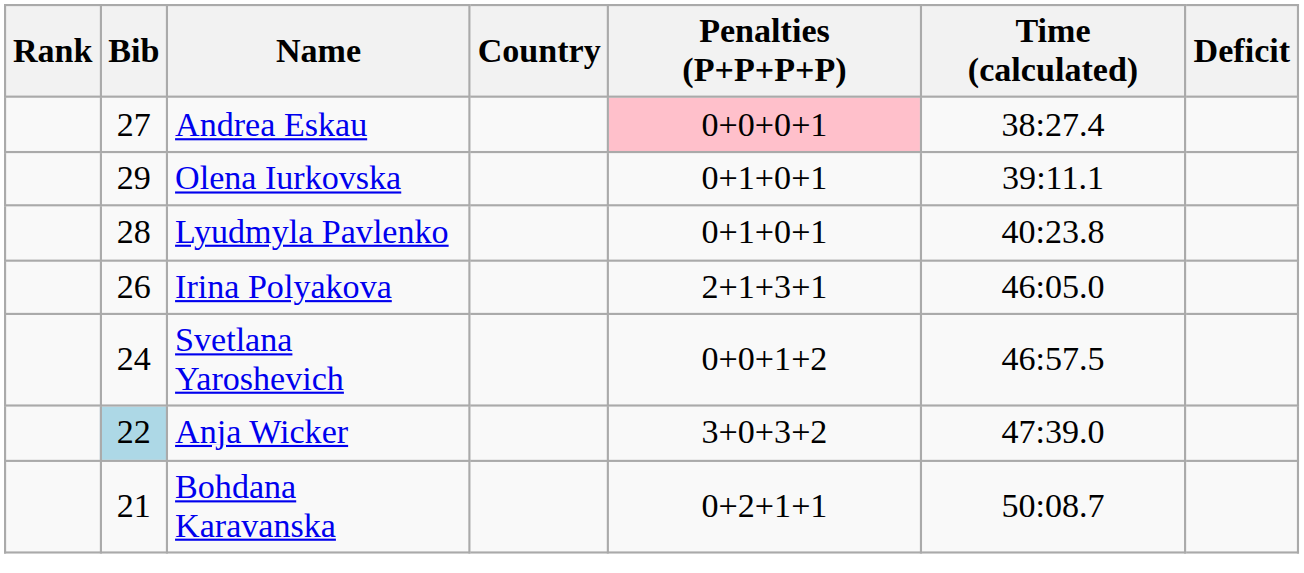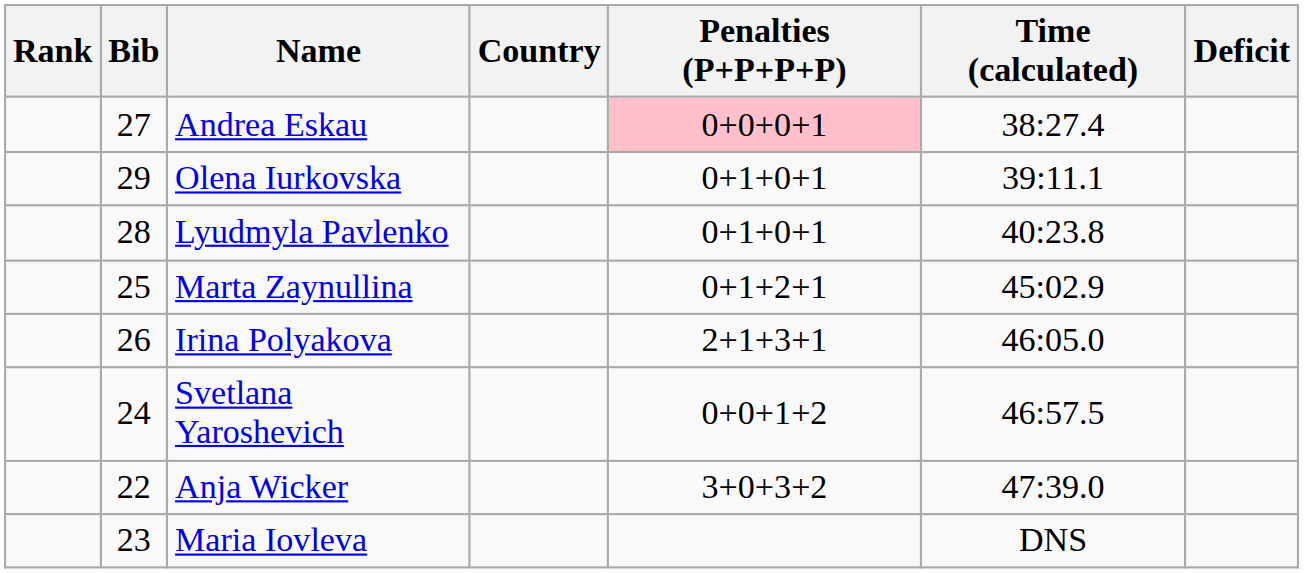+ row: (294, 286)
(134, 432) lightblue background -> (134, 486) no background
- row: (255, 505)
+ row: (271, 540)
